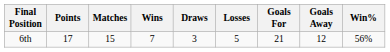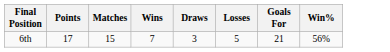- column: (321, 18)
